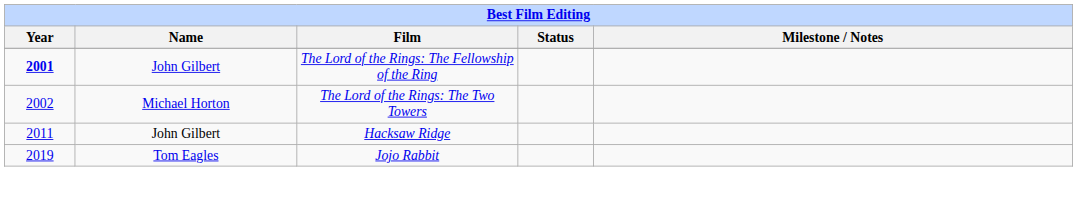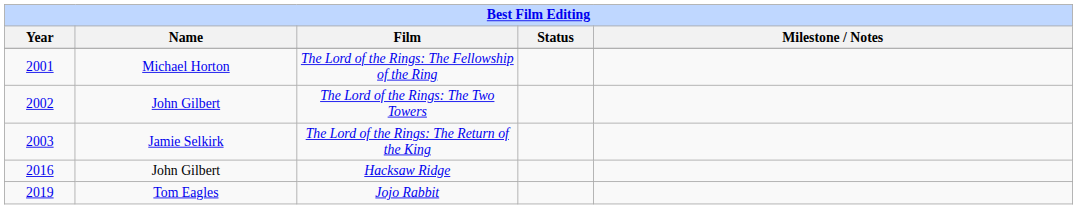(40, 66) bold -> (40, 66) normal
(186, 66) John Gilbert -> (186, 66) Michael Horton
(186, 104) Michael Horton -> (186, 104) John Gilbert
+ row: (407, 141)
(40, 133) 2011 -> (40, 170) 2016
